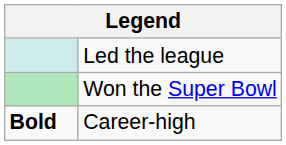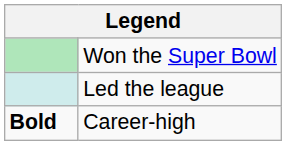rows swapped: (180, 88) <-> (154, 55)
